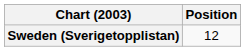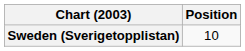(211, 35) 12 -> (211, 35) 10
